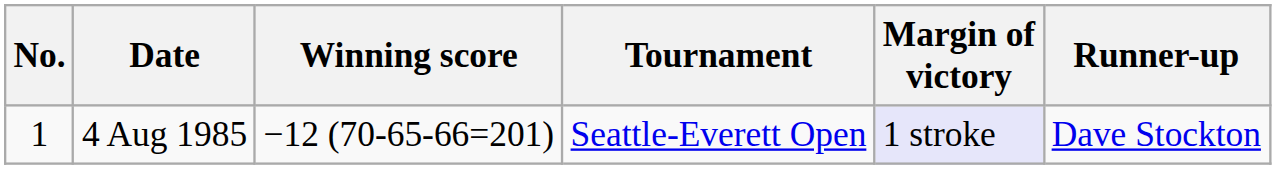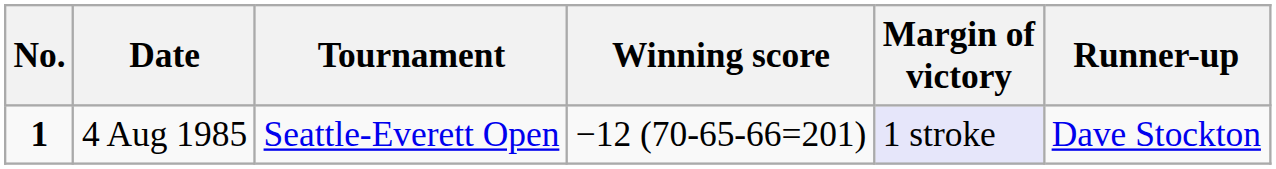columns swapped: (718, 54) <-> (409, 54)
(39, 134) normal -> (39, 134) bold
